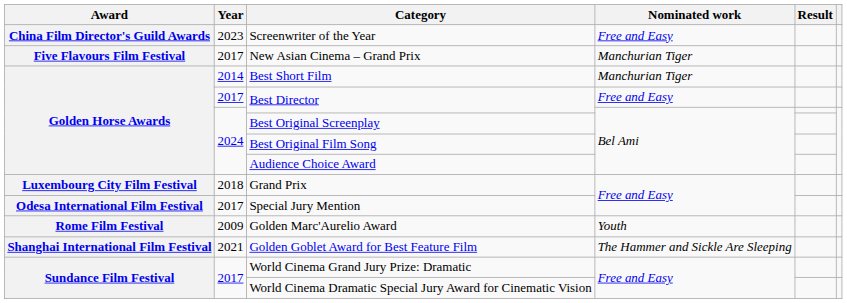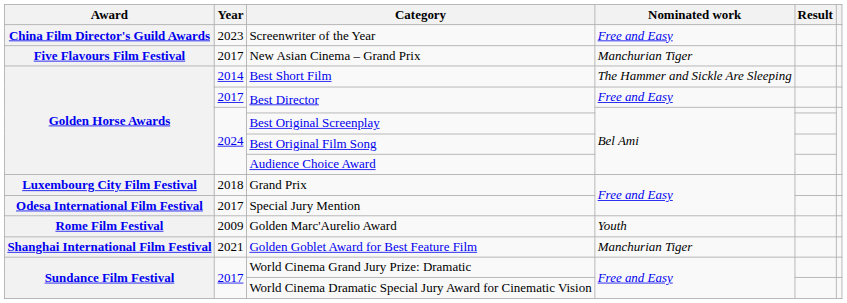(645, 76) Manchurian Tiger -> (695, 76) The Hammer and Sickle Are Sleeping
(695, 246) The Hammer and Sickle Are Sleeping -> (645, 246) Manchurian Tiger
